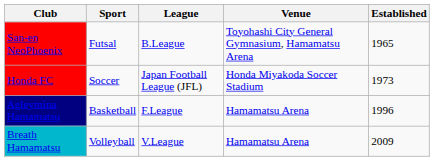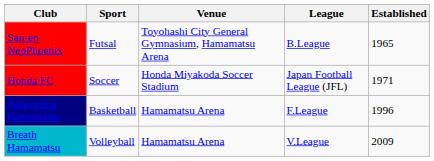columns swapped: (181, 13) <-> (296, 13)
(382, 80) 1973 -> (382, 80) 1971
